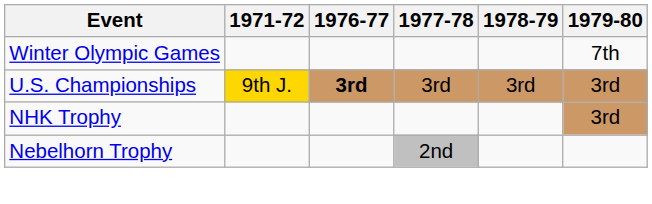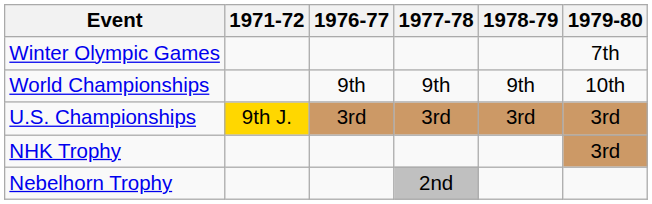+ row: (109, 85)
(351, 85) bold -> (351, 118) normal
